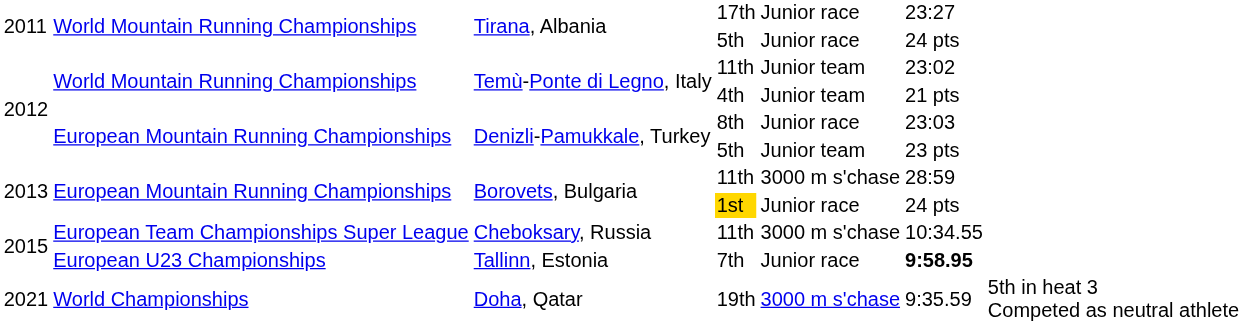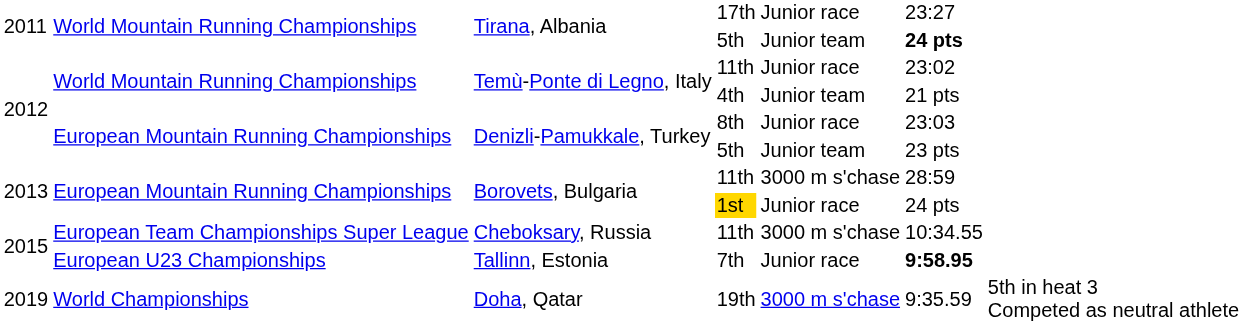(810, 40) Junior race -> (813, 40) Junior team
(932, 40) normal -> (934, 40) bold
(813, 67) Junior team -> (810, 67) Junior race
(26, 299) 2021 -> (26, 299) 2019
